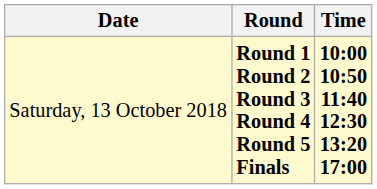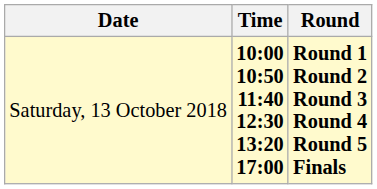columns swapped: (343, 20) <-> (273, 20)
